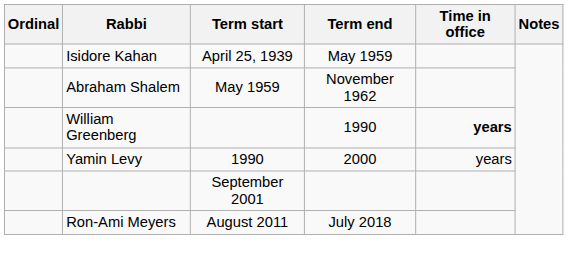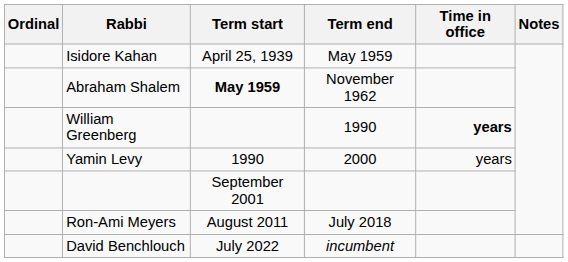(247, 87) normal -> (248, 87) bold
+ row: (125, 245)
